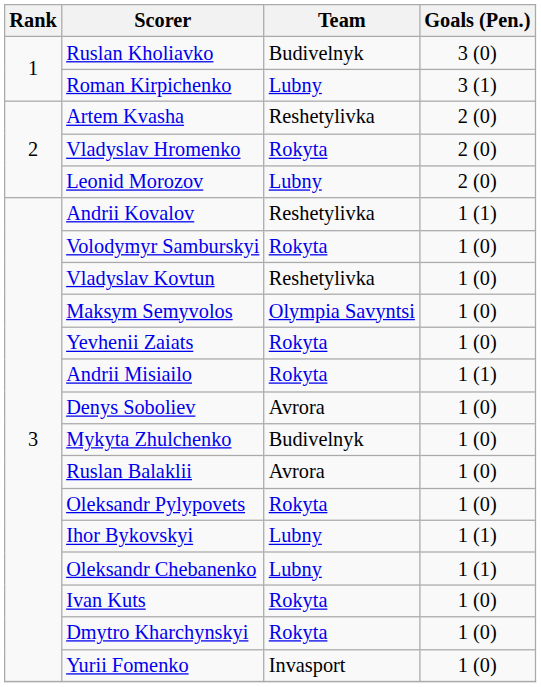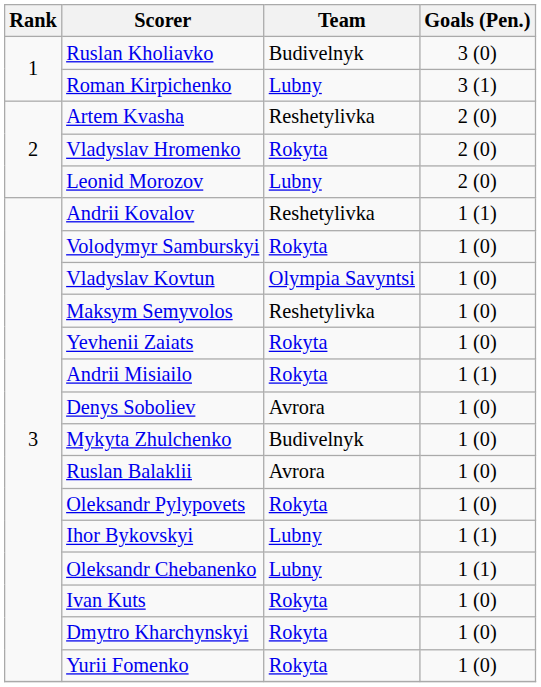(322, 278) Reshetylivka -> (342, 278) Olympia Savyntsi
(342, 310) Olympia Savyntsi -> (322, 310) Reshetylivka
(307, 665) Invasport -> (298, 665) Rokyta
